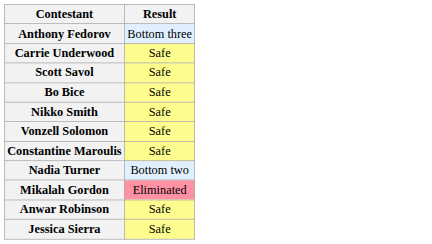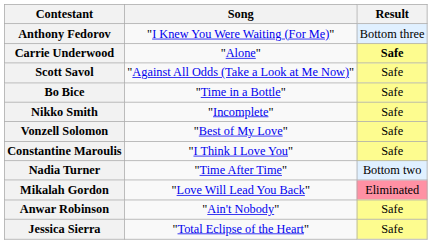+ column: (241, 14)
(160, 53) normal -> (392, 53) bold
